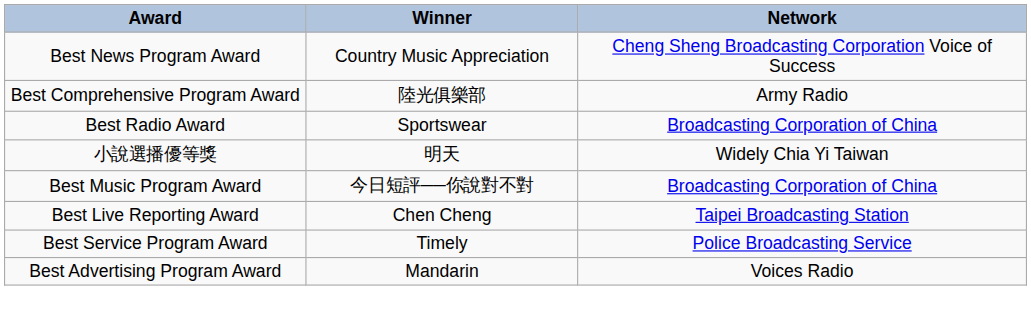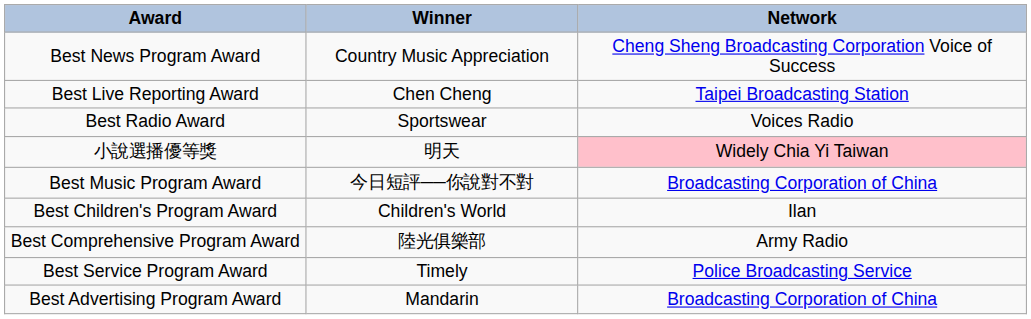rows swapped: (155, 215) <-> (155, 95)
(802, 125) Broadcasting Corporation of China -> (802, 121) Voices Radio
(802, 154) no background -> (802, 151) pink background
+ row: (155, 212)
(802, 271) Voices Radio -> (802, 299) Broadcasting Corporation of China
